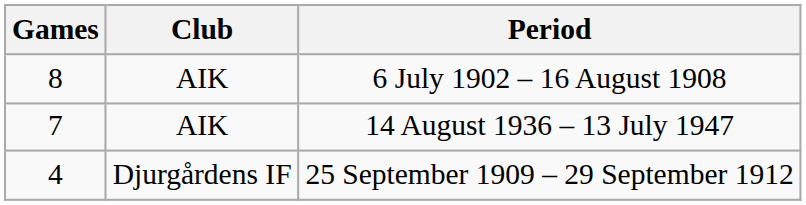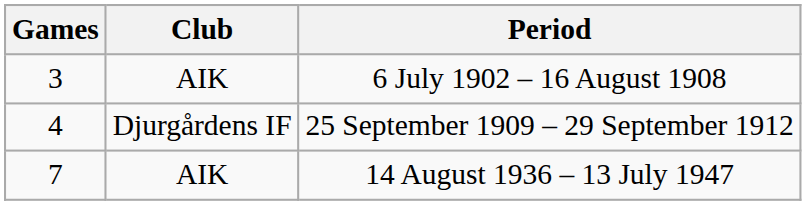(55, 77) 8 -> (55, 77) 3
rows swapped: (550, 126) <-> (550, 175)
